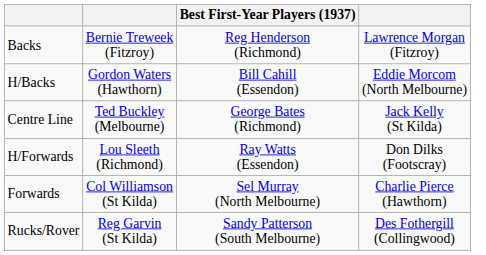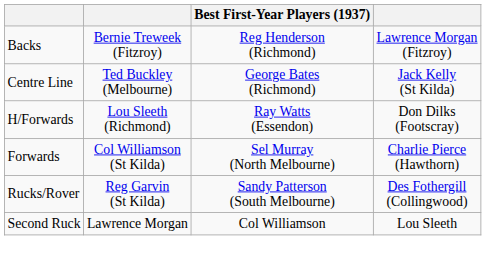- row: (31, 82)
+ row: (44, 223)
